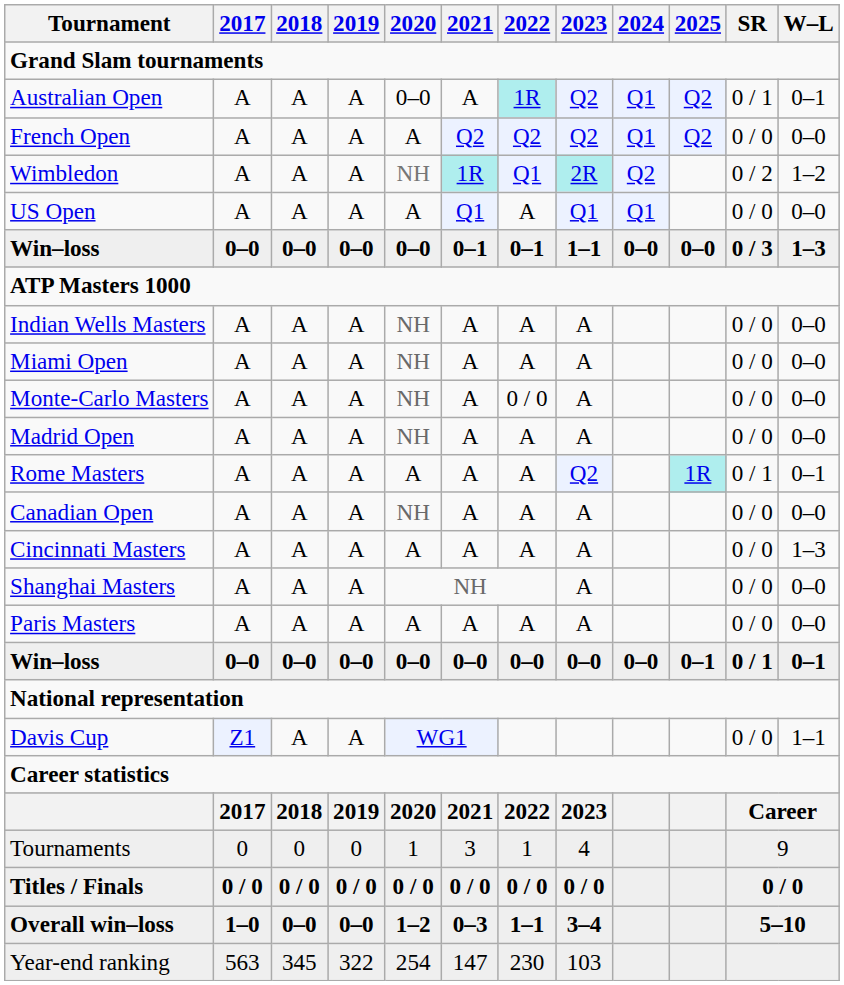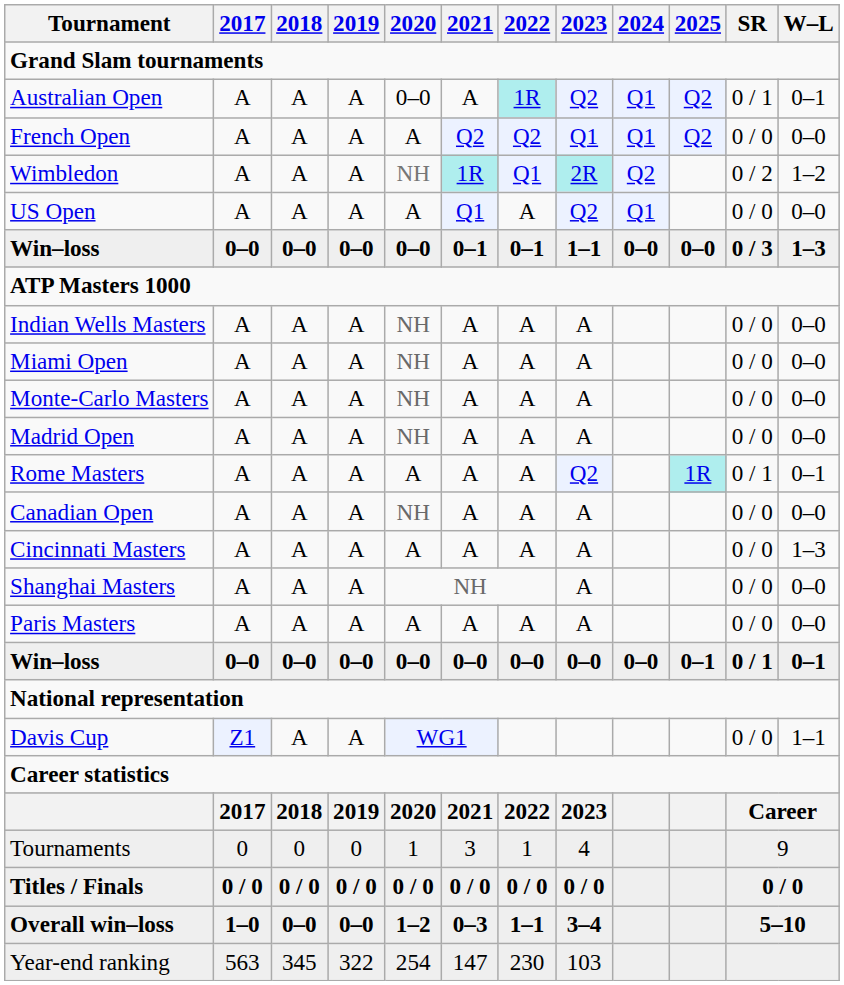(584, 135) Q2 -> (584, 135) Q1
(584, 210) Q1 -> (584, 210) Q2
(527, 398) 0 / 0 -> (527, 398) A
